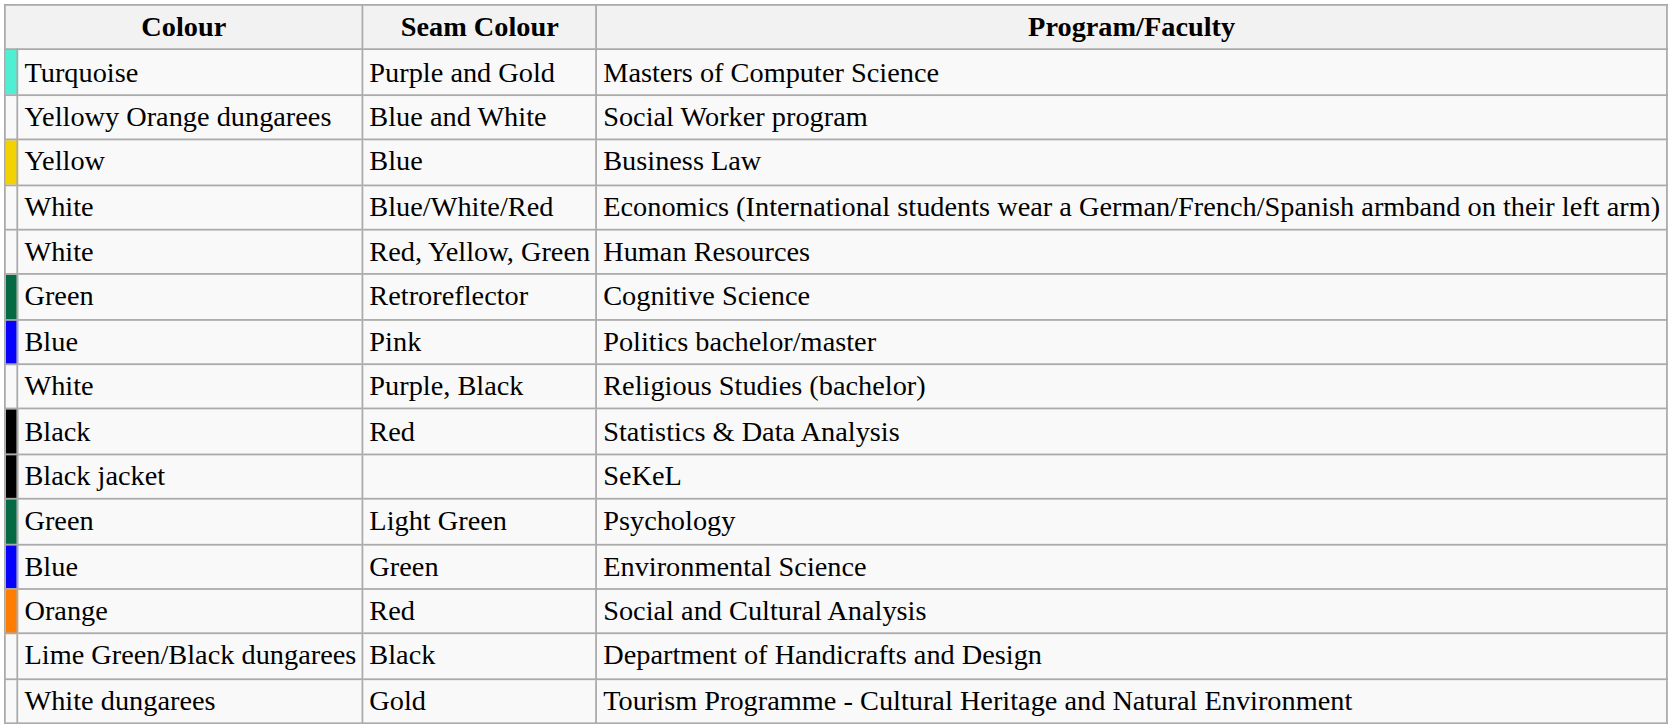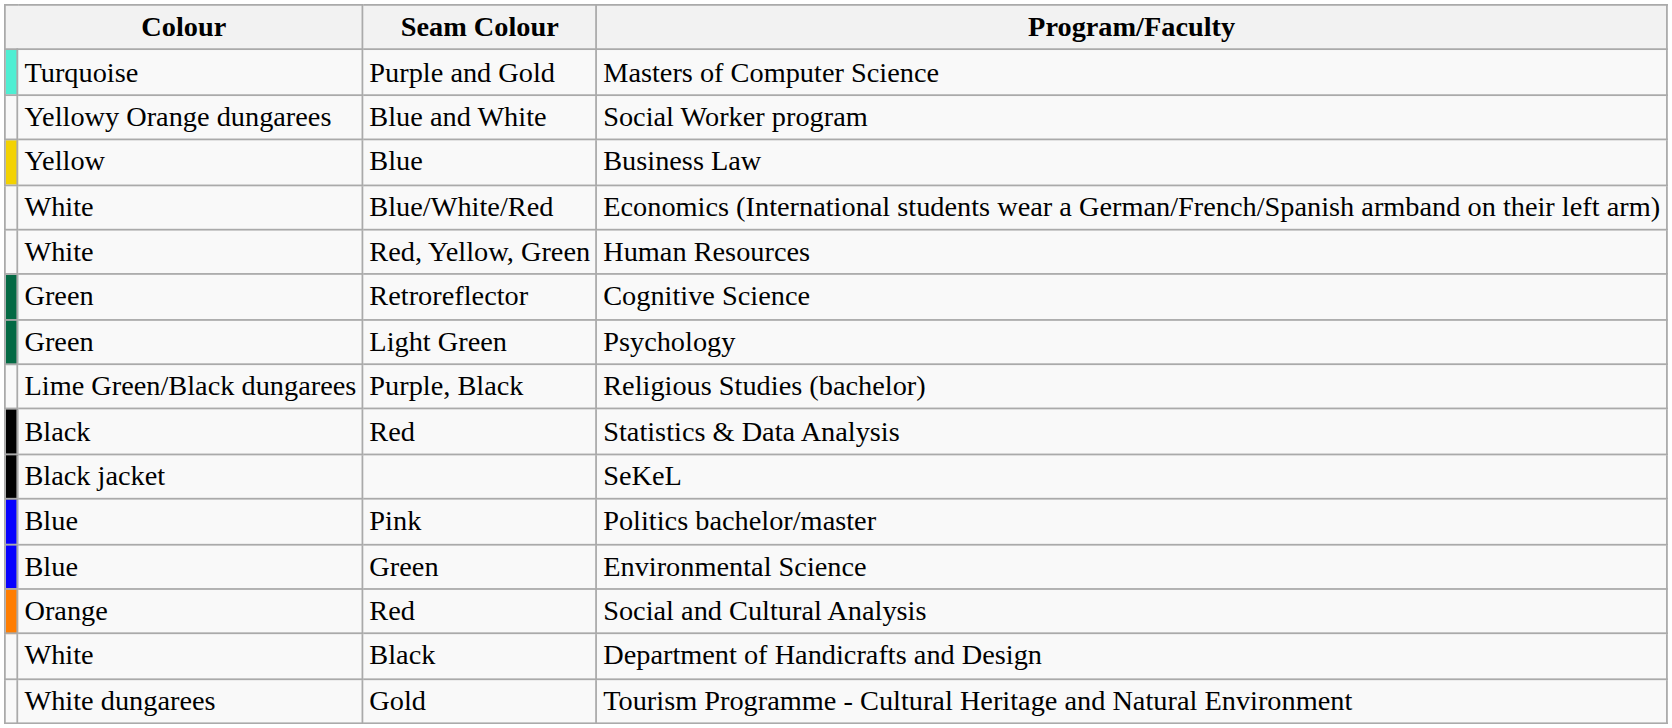rows swapped: (740, 341) <-> (669, 521)
(59, 386) White -> (190, 386) Lime Green/Black dungarees
(190, 655) Lime Green/Black dungarees -> (59, 655) White
